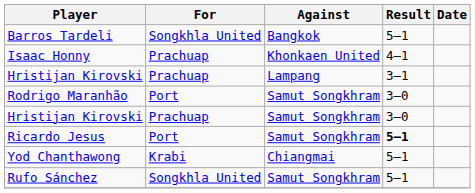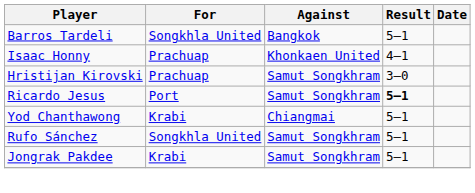- row: (75, 76)
- row: (68, 96)
+ row: (60, 157)
